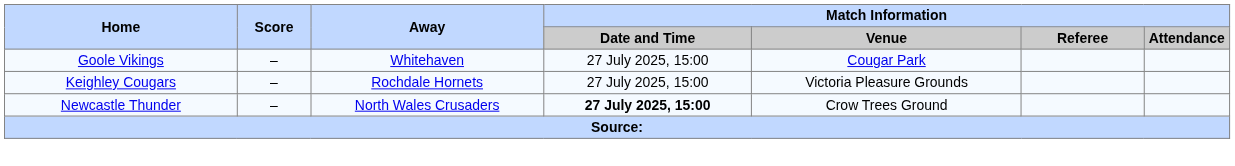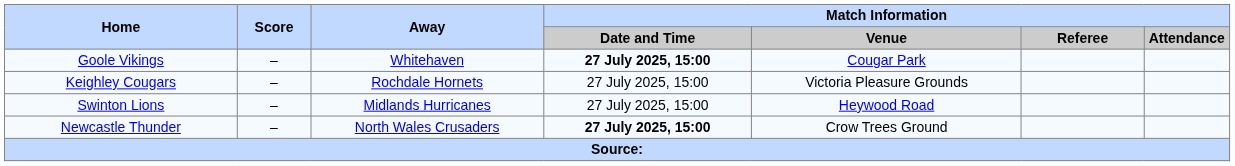(648, 60) normal -> (648, 60) bold
+ row: (121, 105)
